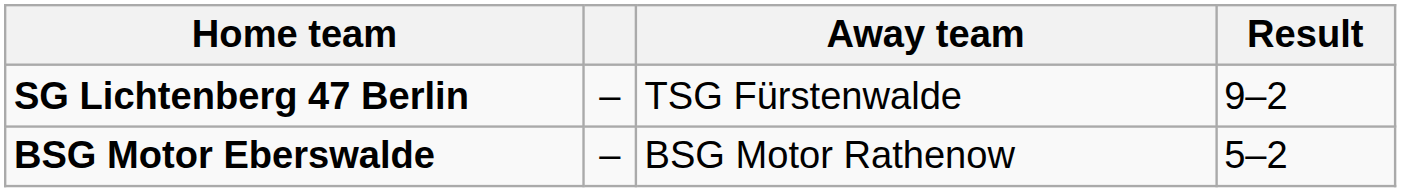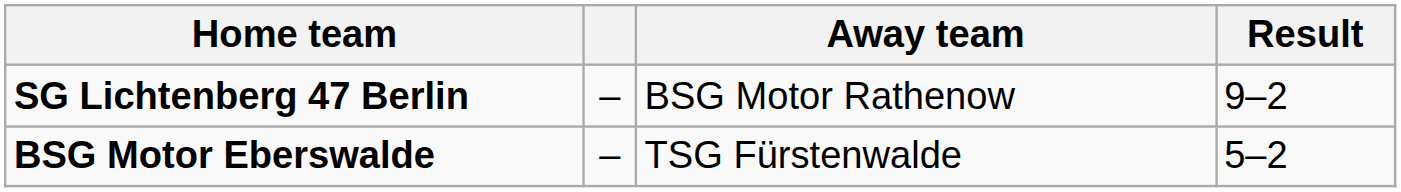(803, 95) TSG Fürstenwalde -> (830, 95) BSG Motor Rathenow
(830, 155) BSG Motor Rathenow -> (803, 155) TSG Fürstenwalde
